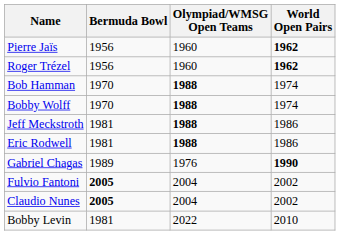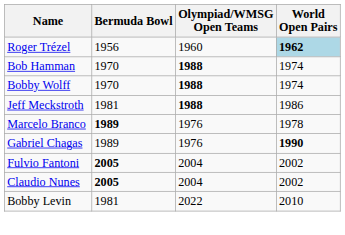- row: (32, 47)
(286, 66) no background -> (291, 47) lightblue background
- row: (39, 143)
+ row: (48, 124)
